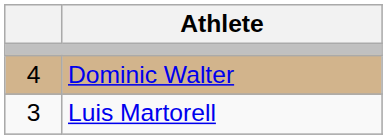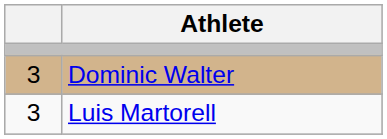(34, 74) 4 -> (34, 74) 3
